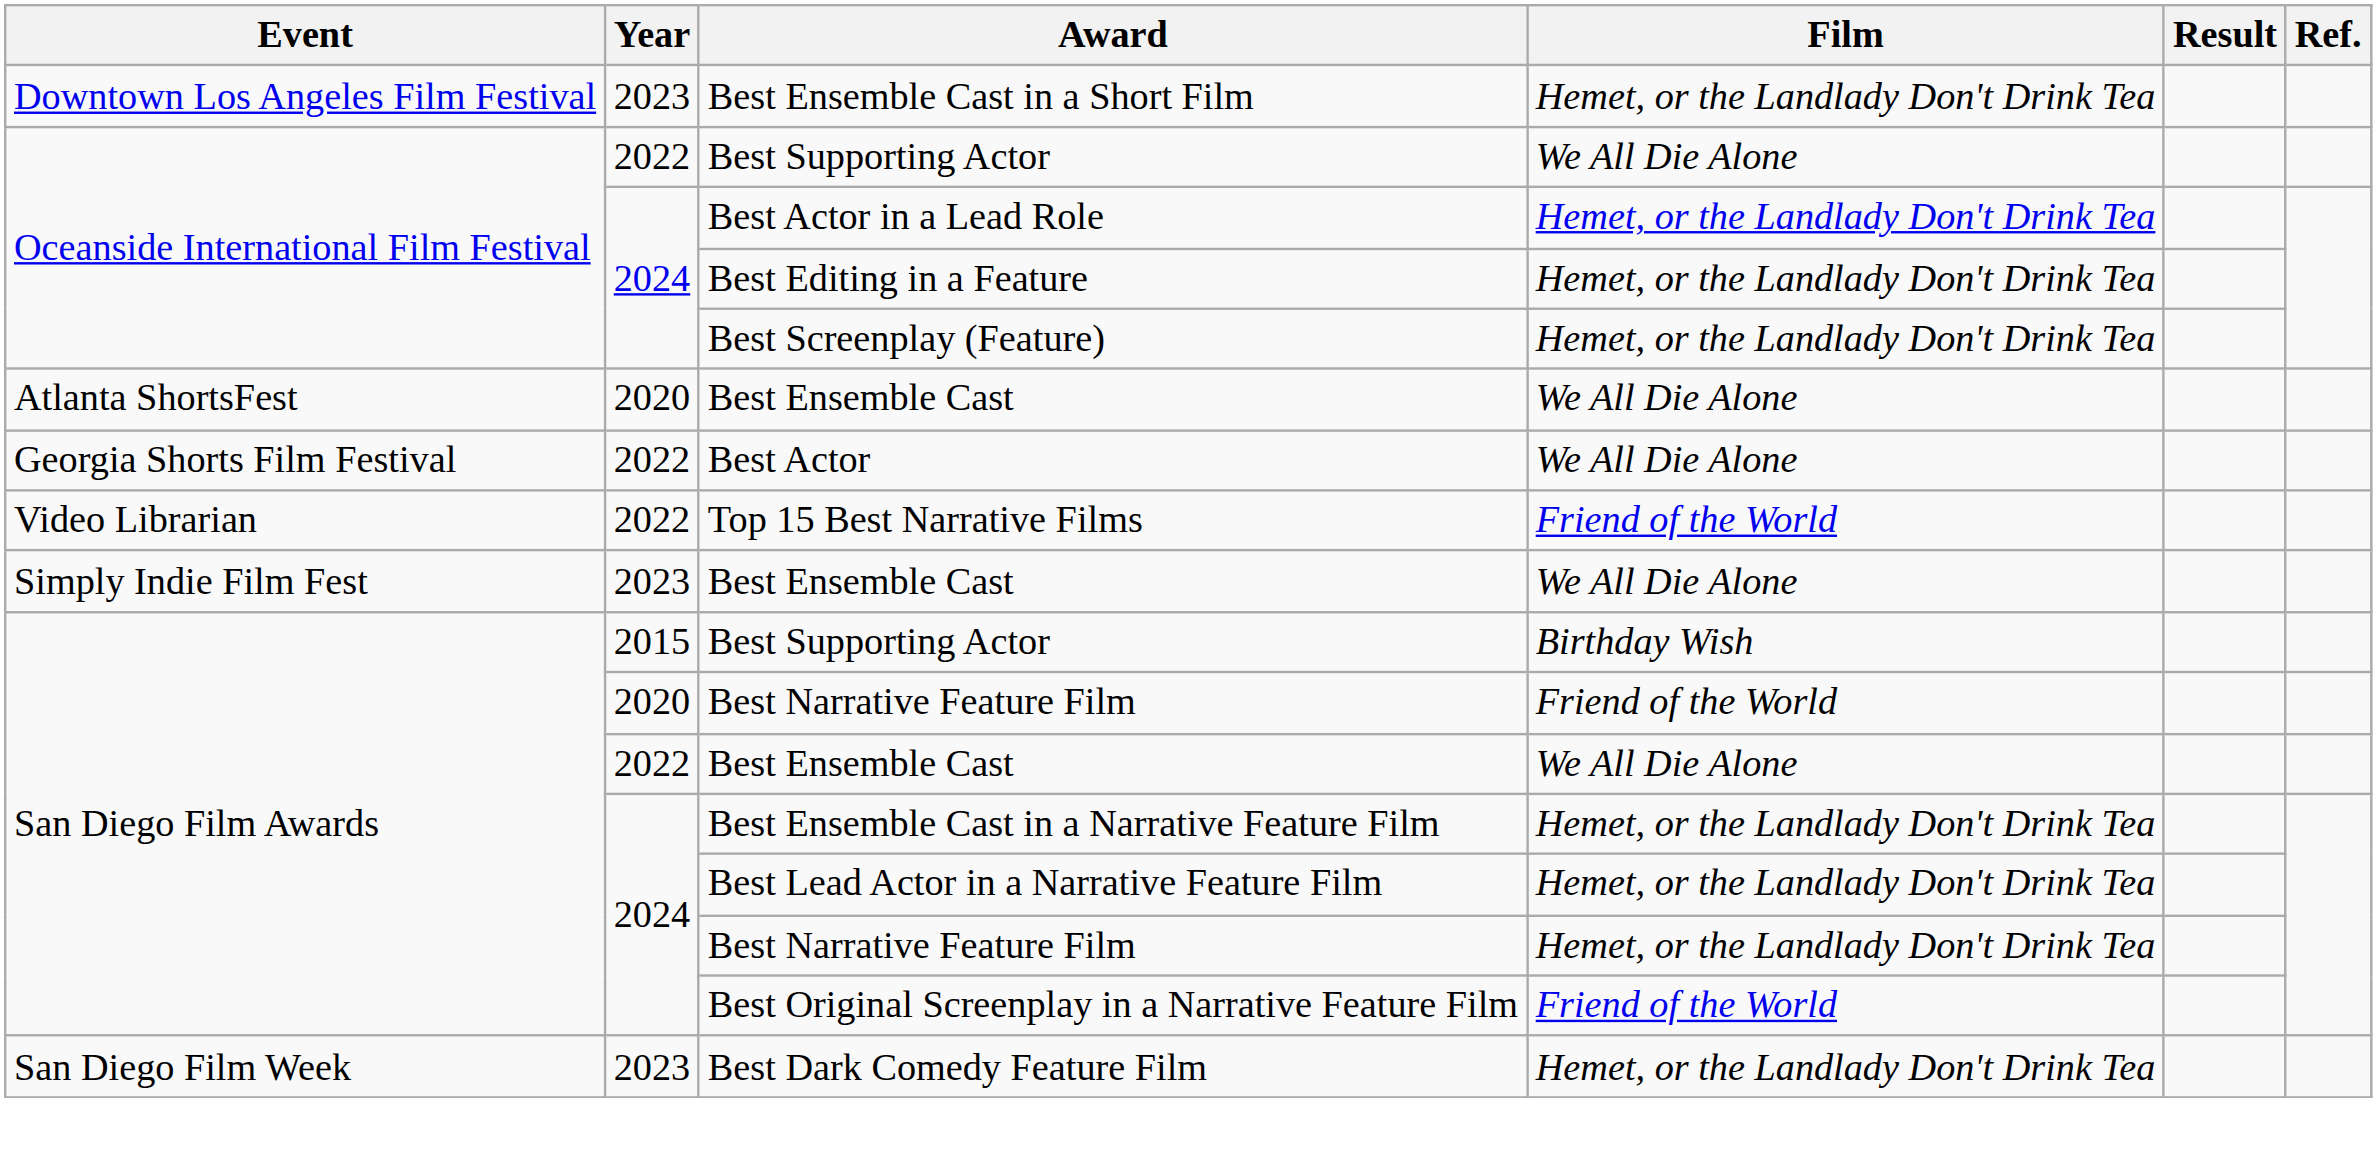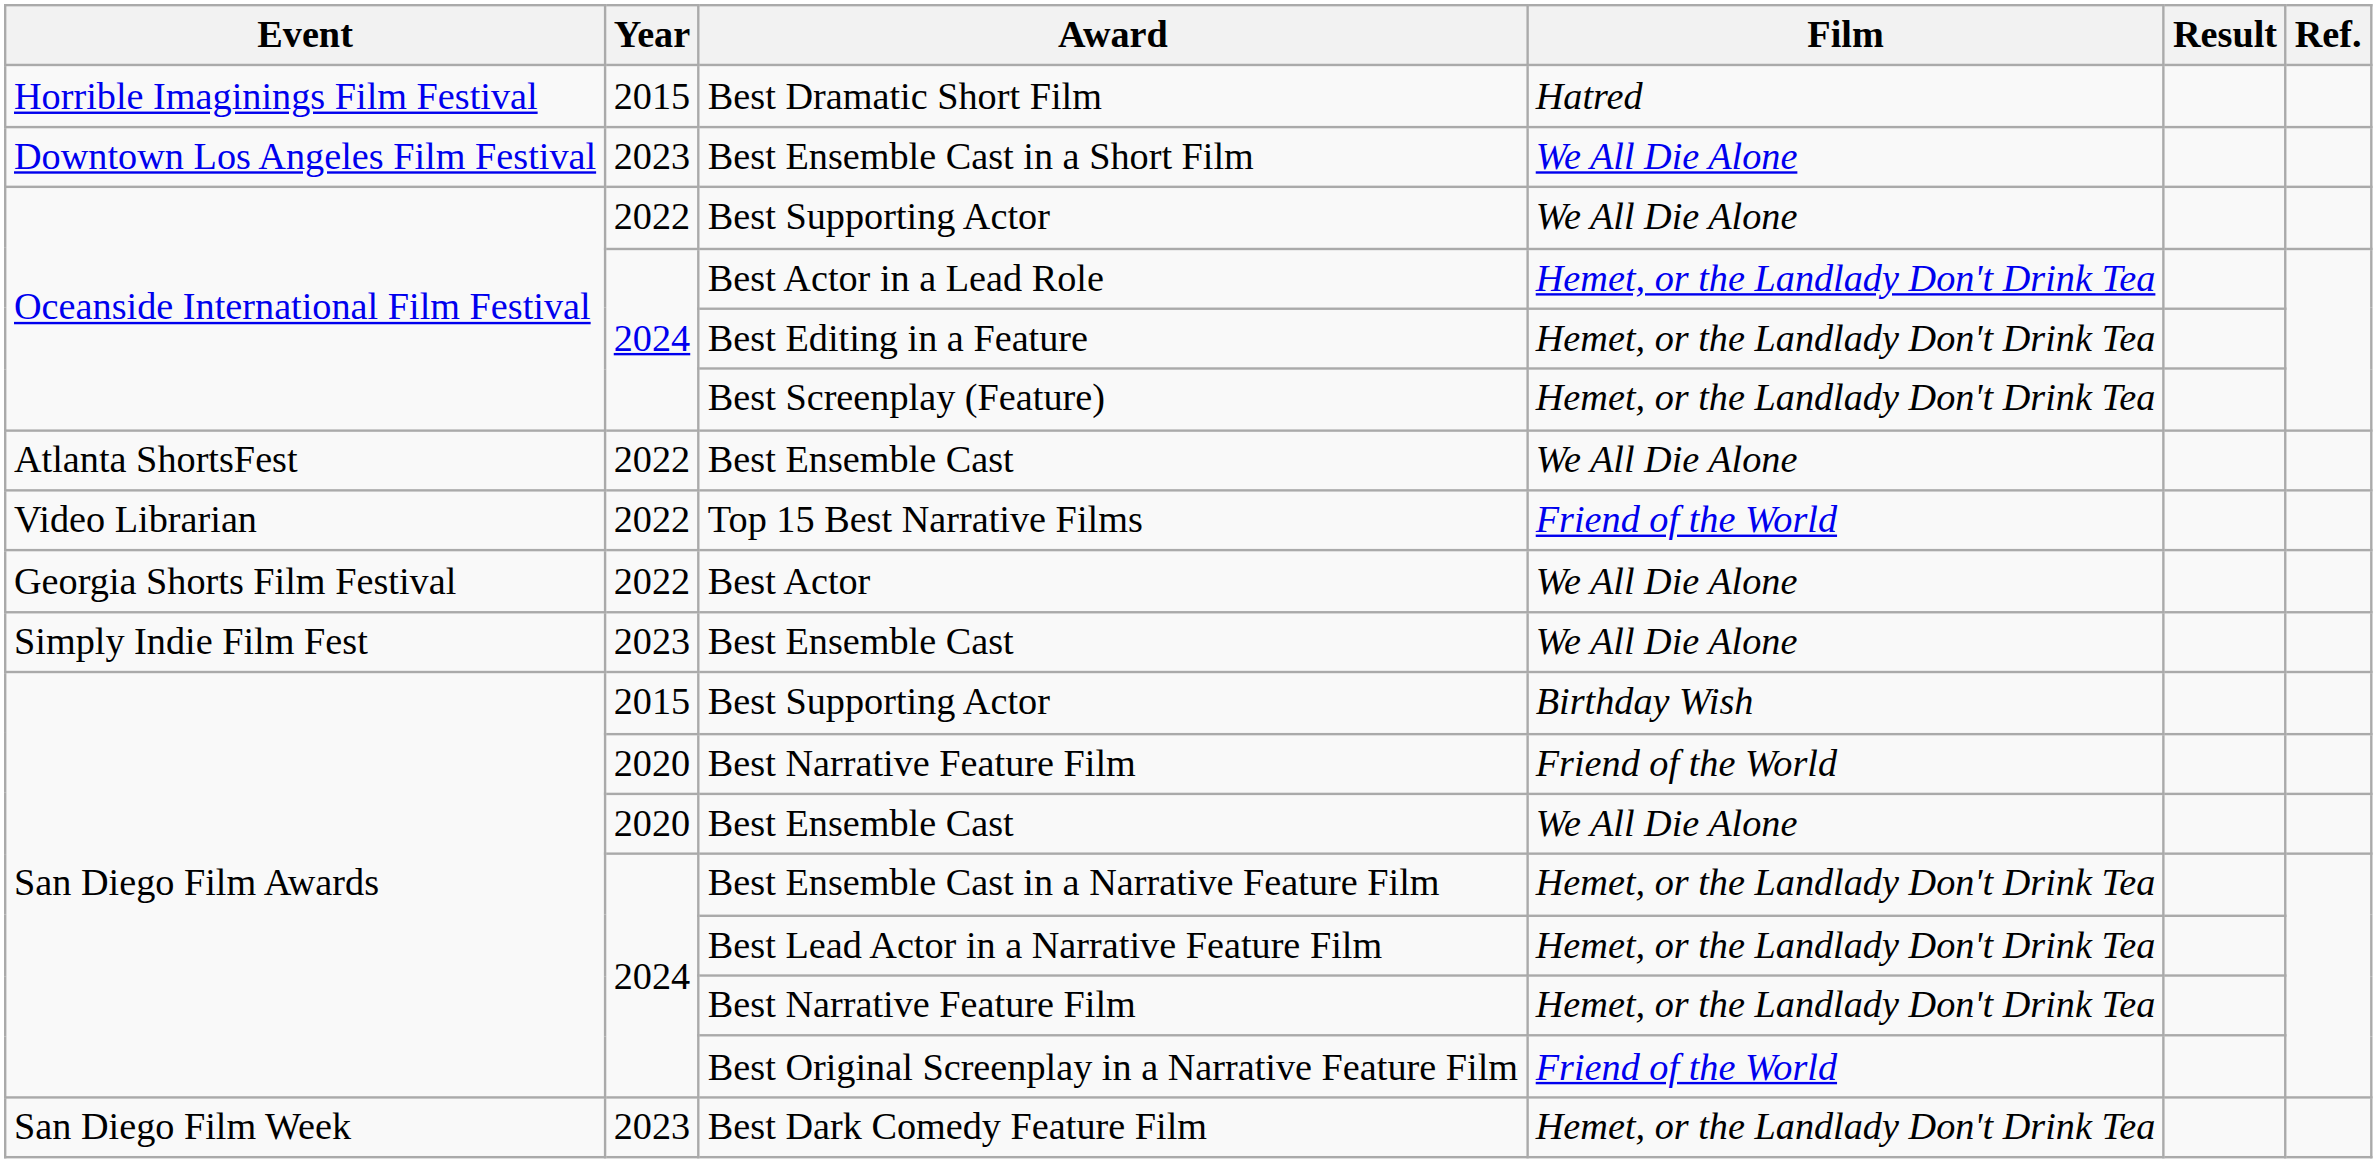+ row: (276, 95)
(1846, 95) Hemet, or the Landlady Don't Drink Tea -> (1667, 156) We All Die Alone
(652, 398) 2020 -> (652, 459) 2022
rows swapped: (235, 459) <-> (136, 519)
(652, 762) 2022 -> (652, 823) 2020
